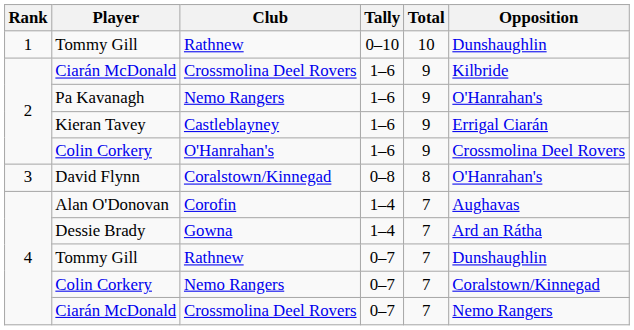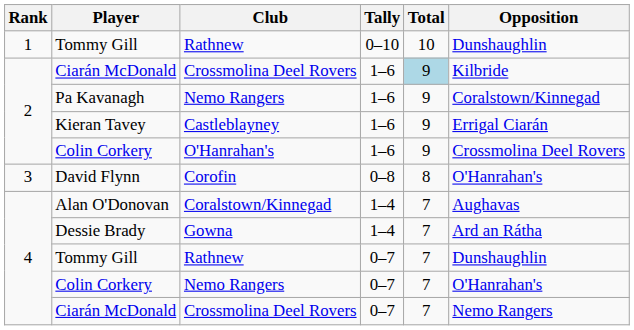(426, 71) no background -> (426, 71) lightblue background
(497, 97) O'Hanrahan's -> (526, 97) Coralstown/Kinnegad
(258, 177) Coralstown/Kinnegad -> (210, 177) Corofin
(210, 204) Corofin -> (258, 204) Coralstown/Kinnegad
(526, 284) Coralstown/Kinnegad -> (497, 284) O'Hanrahan's
